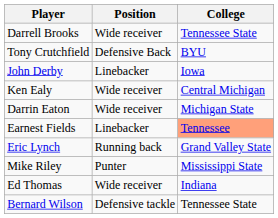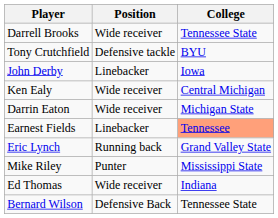(133, 52) Defensive Back -> (135, 52) Defensive tackle
(135, 204) Defensive tackle -> (133, 204) Defensive Back
